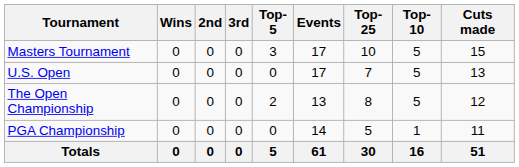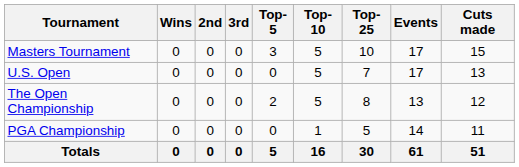columns swapped: (417, 22) <-> (319, 22)
